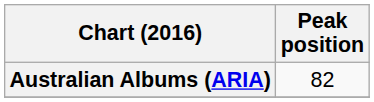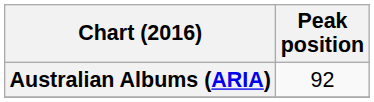(322, 79) 82 -> (322, 79) 92
